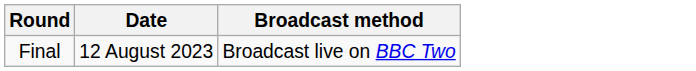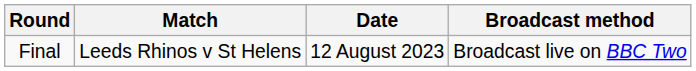+ column: (190, 20)
